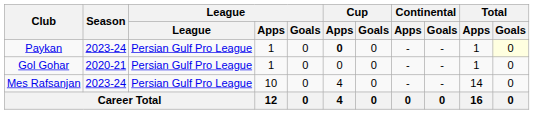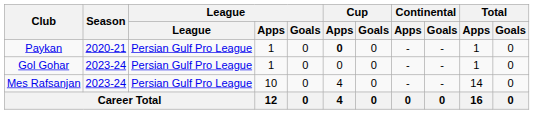(106, 48) 2023-24 -> (106, 48) 2020-21
(511, 48) lightyellow background -> (511, 48) no background
(106, 65) 2020-21 -> (106, 65) 2023-24
